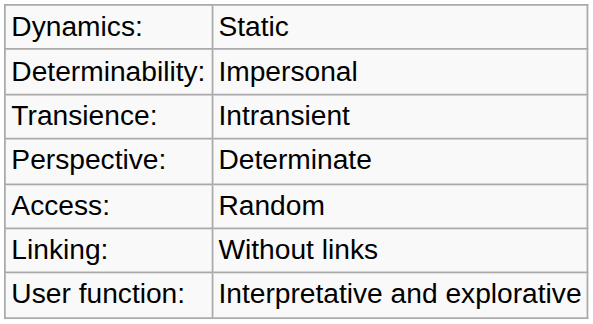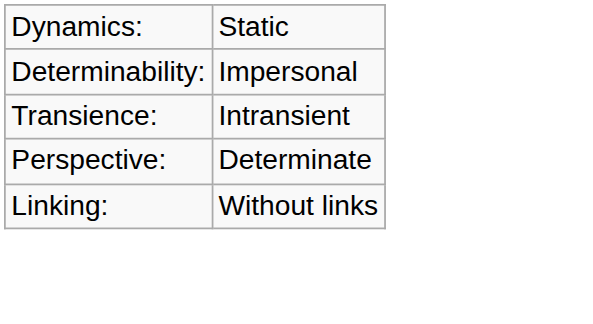- row: (61, 205)
- row: (98, 294)
